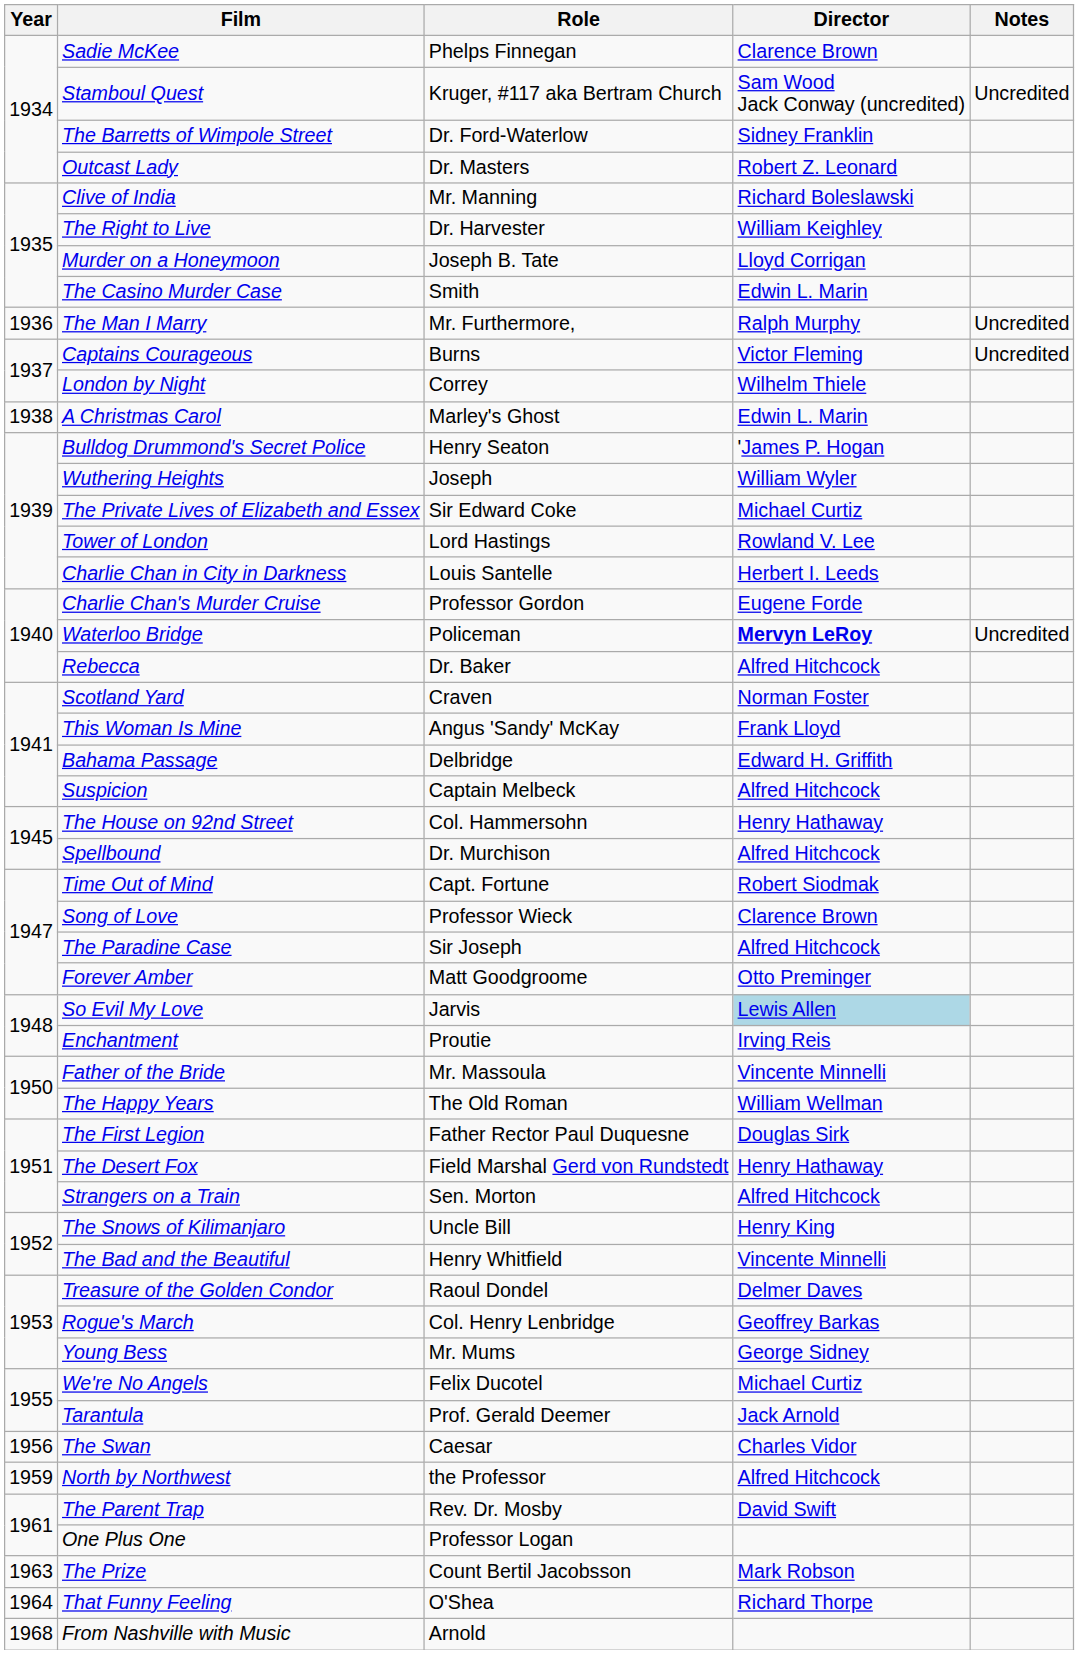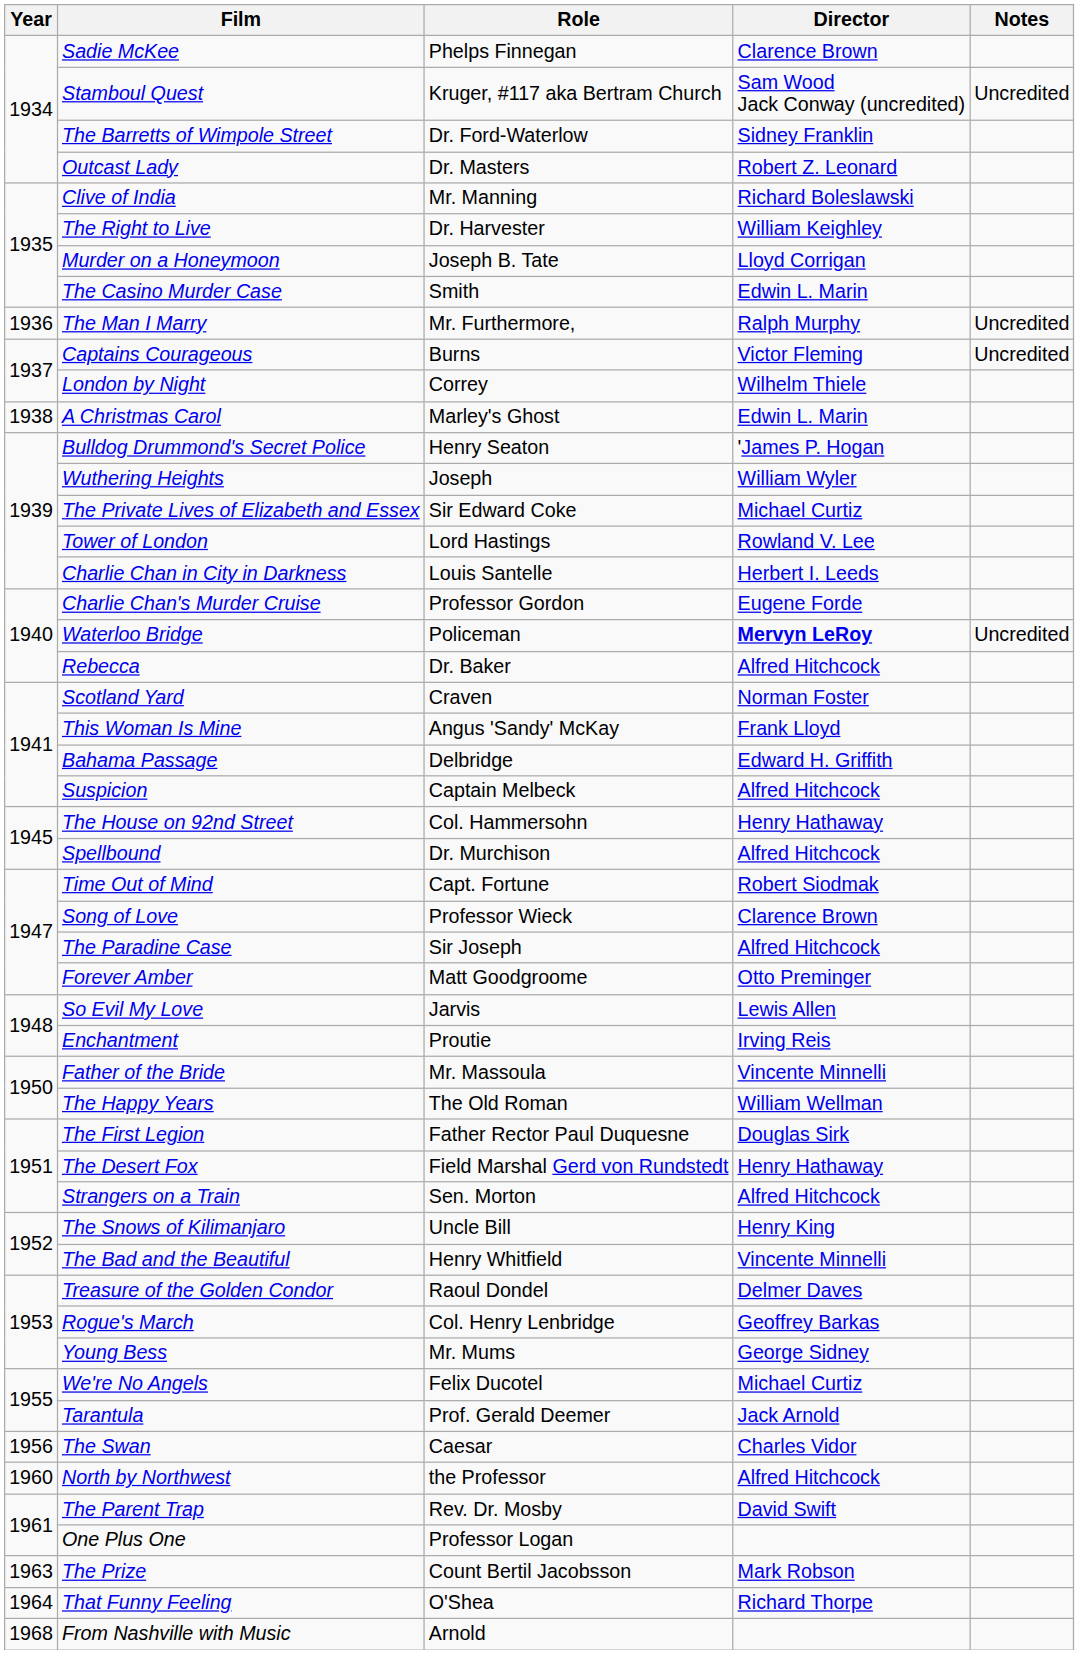(787, 1009) lightblue background -> (787, 1009) no background
(31, 1477) 1959 -> (31, 1477) 1960
